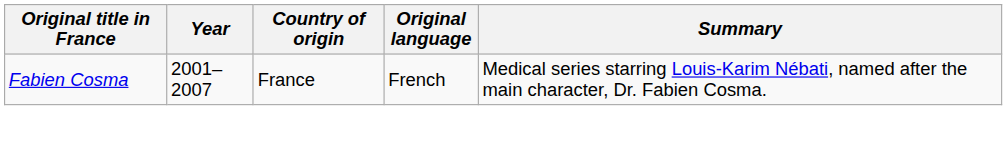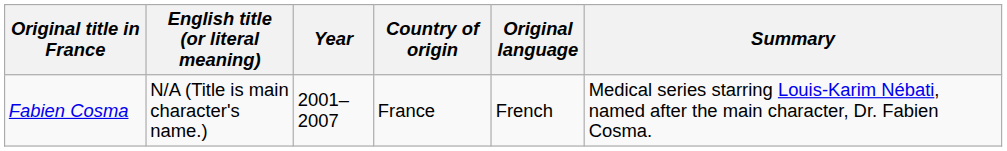+ column: (220, 39)
